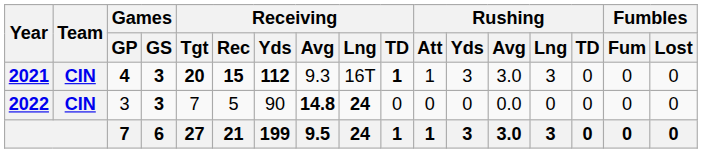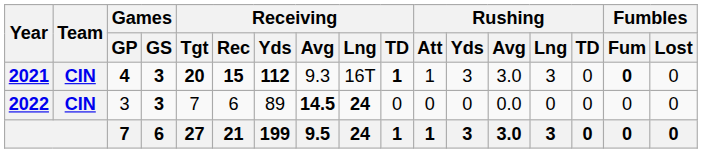(627, 76) normal -> (627, 76) bold
(233, 104) 5 -> (233, 104) 6
(275, 104) 90 -> (275, 104) 89
(317, 104) 14.8 -> (317, 104) 14.5
